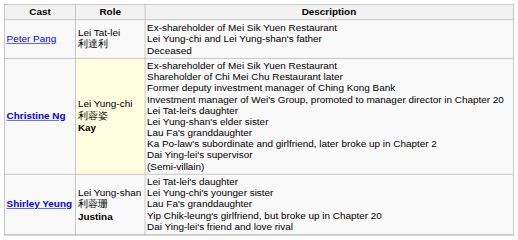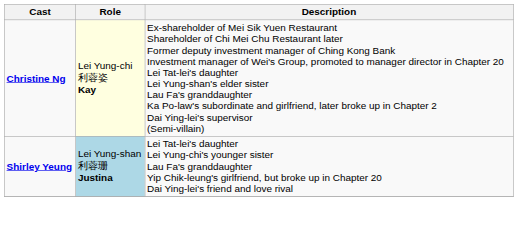- row: (31, 39)
(110, 204) no background -> (110, 166) lightblue background
